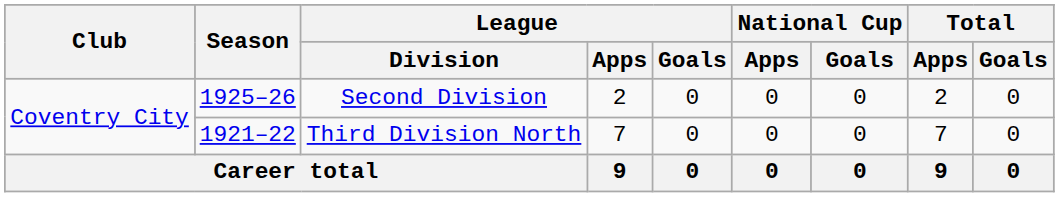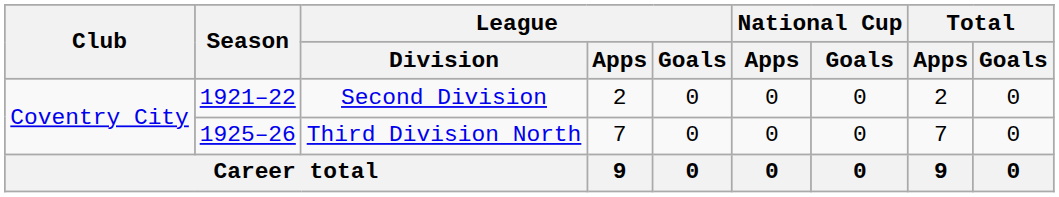(248, 98) 1925–26 -> (248, 98) 1921–22
(248, 135) 1921–22 -> (248, 135) 1925–26
